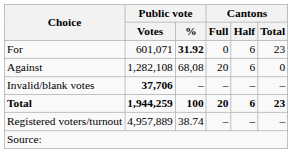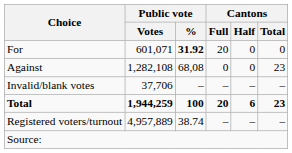(226, 49) 0 -> (223, 49) 20
(252, 49) 6 -> (252, 49) 0
(279, 49) 23 -> (282, 49) 0
(223, 67) 20 -> (226, 67) 0
(252, 67) 6 -> (252, 67) 0
(282, 67) 0 -> (279, 67) 23
(157, 85) bold -> (157, 85) normal
